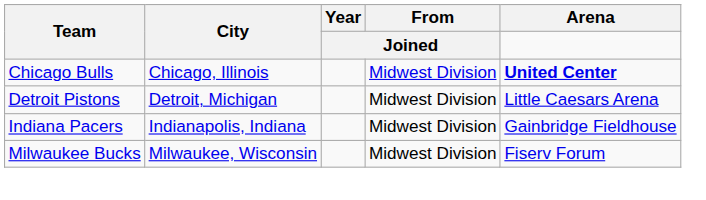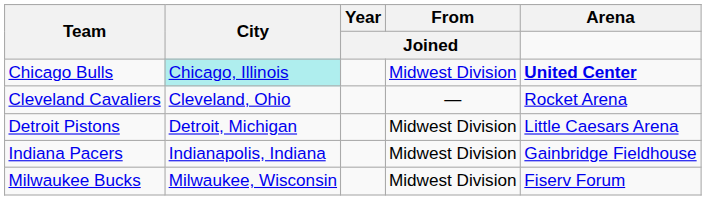(209, 72) no background -> (229, 72) paleturquoise background
+ row: (85, 99)
